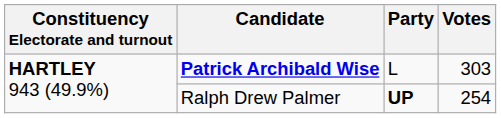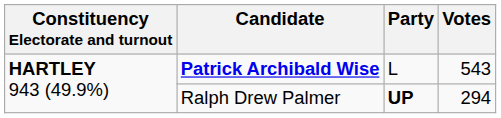(476, 68) 303 -> (476, 68) 543
(476, 98) 254 -> (476, 98) 294
